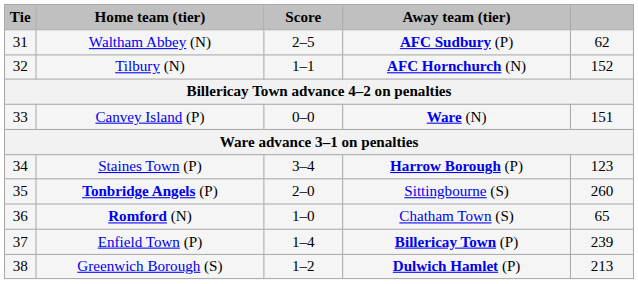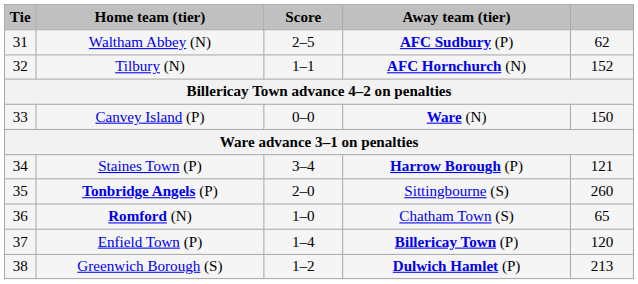(602, 117) 151 -> (602, 117) 150
(602, 166) 123 -> (602, 166) 121
(602, 241) 239 -> (602, 241) 120
